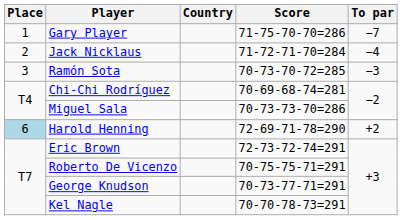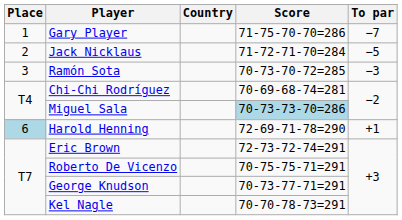(373, 53) −4 -> (373, 53) −5
(292, 110) no background -> (292, 110) lightblue background
(373, 129) +2 -> (373, 129) +1
